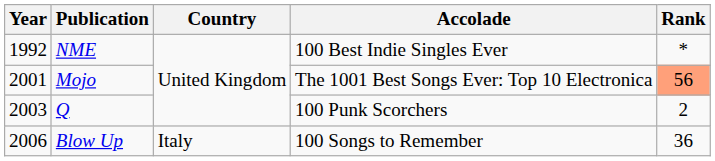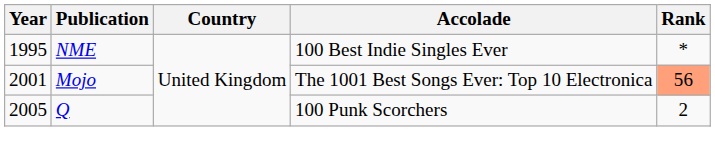(28, 49) 1992 -> (28, 49) 1995
(28, 110) 2003 -> (28, 110) 2005
- row: (89, 140)
